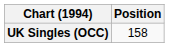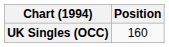(138, 33) 158 -> (138, 33) 160
